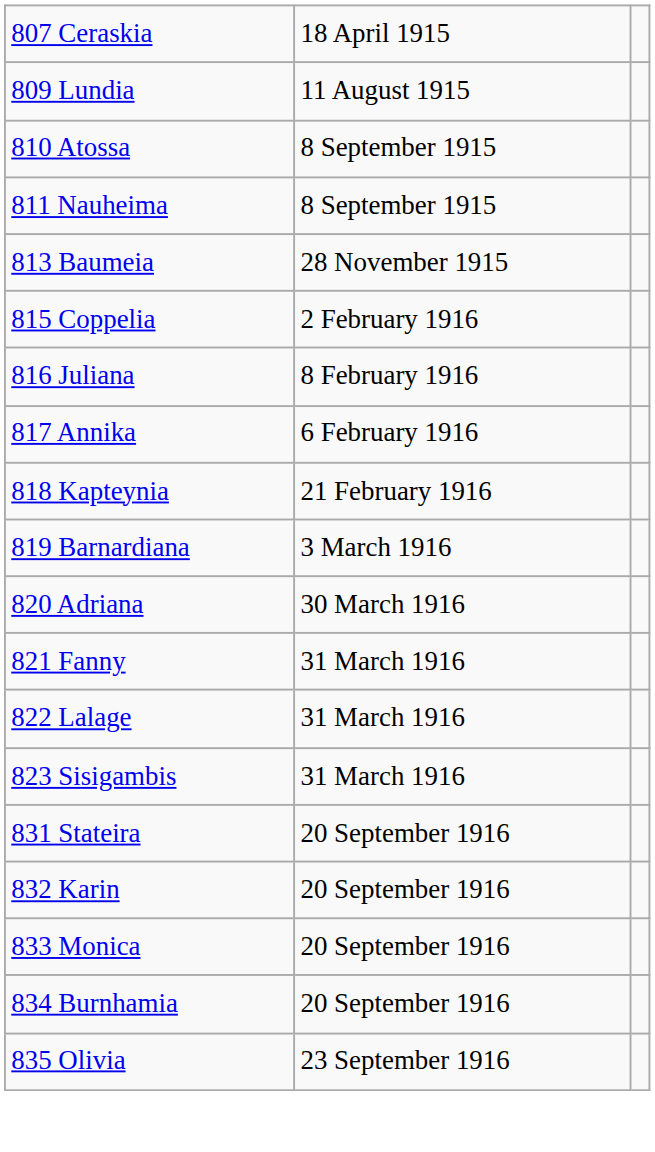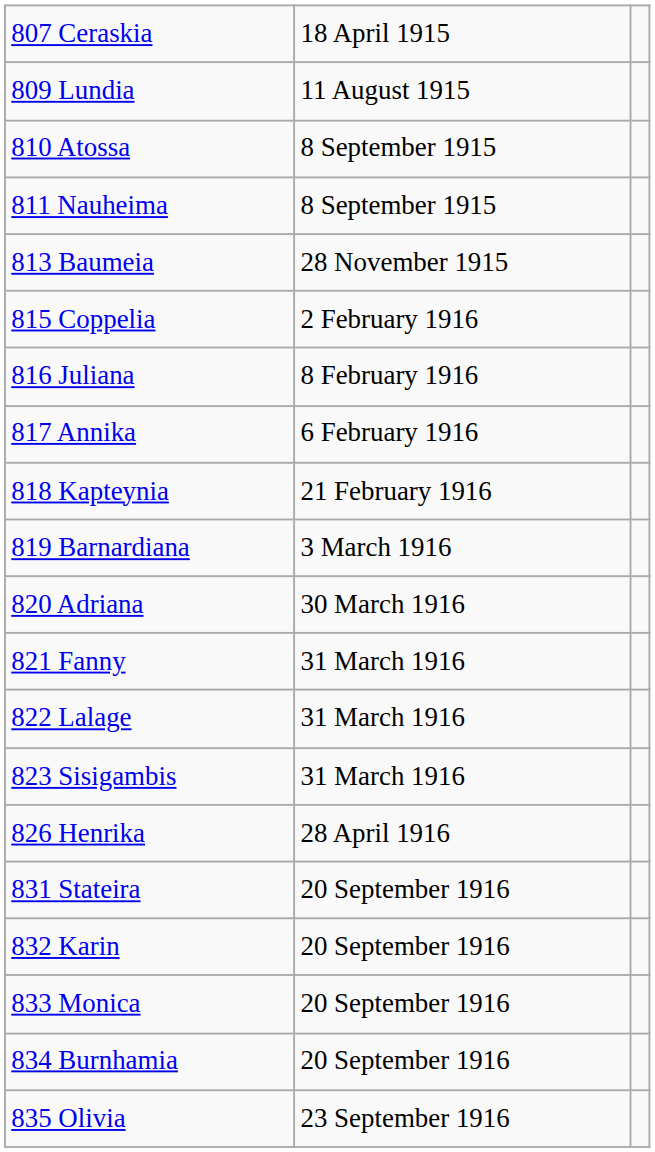+ row: (78, 832)
